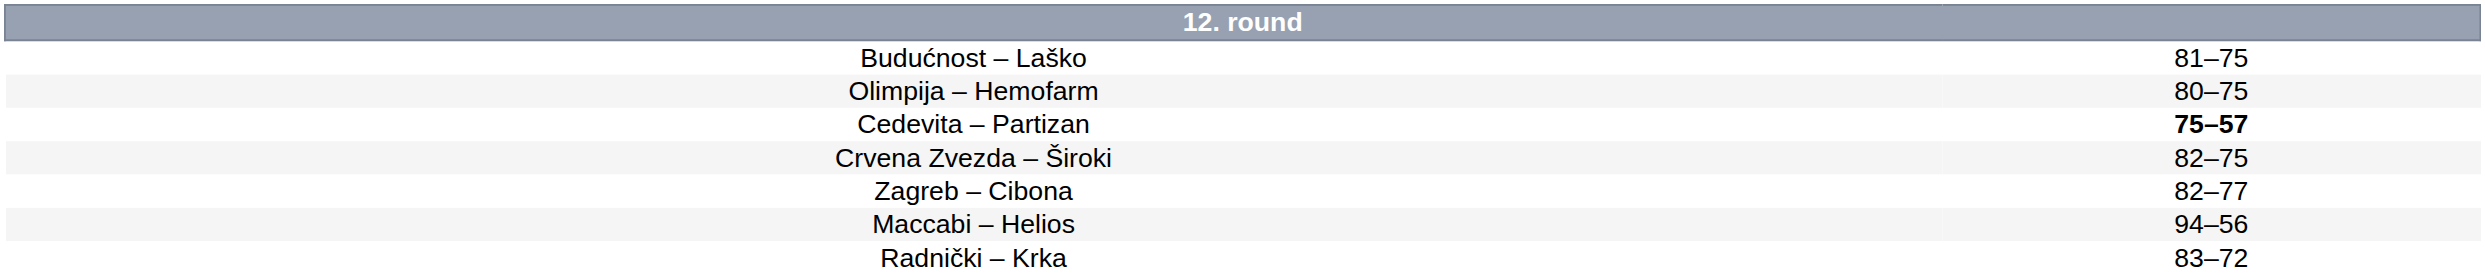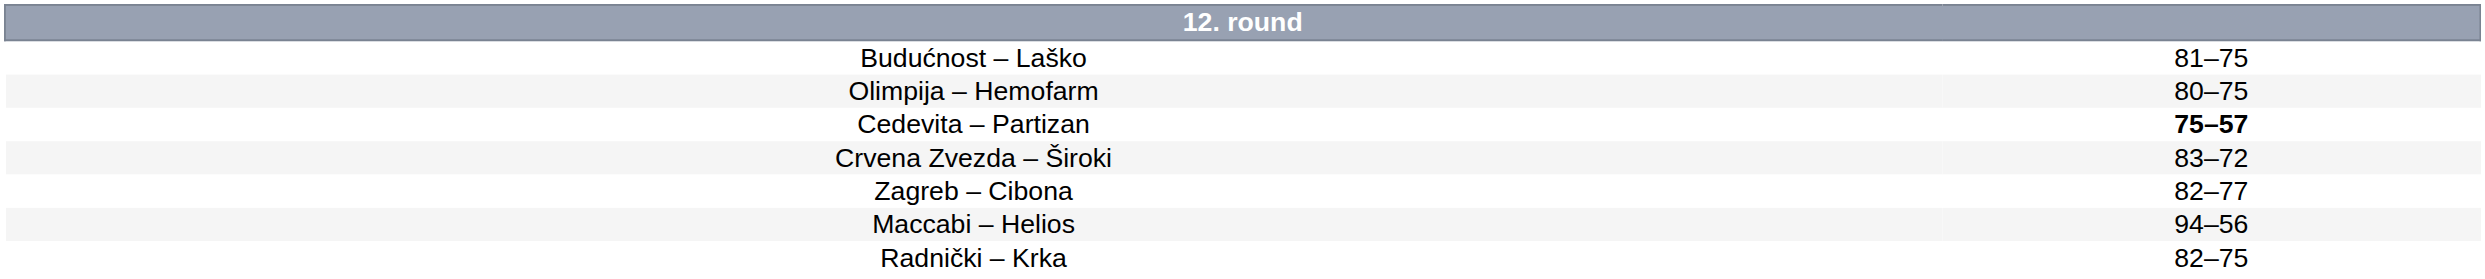(2211, 158) 82–75 -> (2211, 158) 83–72
(2211, 258) 83–72 -> (2211, 258) 82–75
